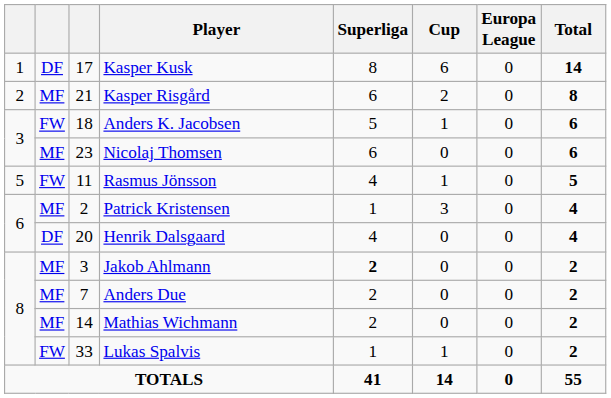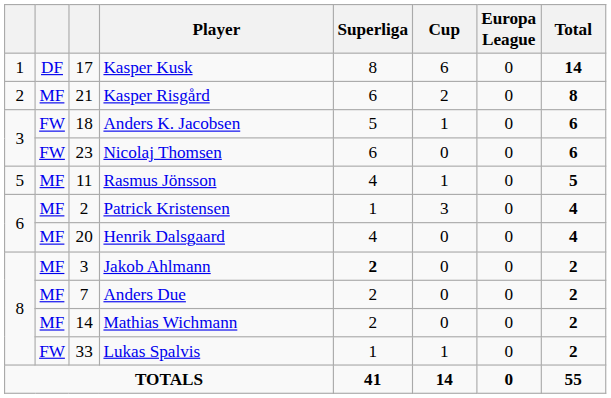(52, 152) MF -> (52, 152) FW
(52, 180) FW -> (52, 180) MF
(52, 237) DF -> (52, 237) MF
